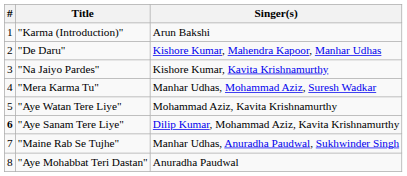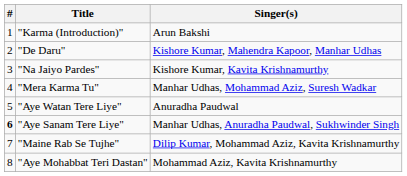(245, 106) Mohammad Aziz, Kavita Krishnamurthy -> (196, 106) Anuradha Paudwal
(276, 125) Dilip Kumar, Mohammad Aziz, Kavita Krishnamurthy -> (276, 125) Manhar Udhas, Anuradha Paudwal, Sukhwinder Singh
(276, 143) Manhar Udhas, Anuradha Paudwal, Sukhwinder Singh -> (276, 143) Dilip Kumar, Mohammad Aziz, Kavita Krishnamurthy
(196, 162) Anuradha Paudwal -> (245, 162) Mohammad Aziz, Kavita Krishnamurthy
